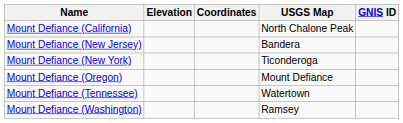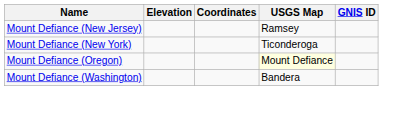- row: (69, 28)
(281, 45) Bandera -> (280, 28) Ramsey
(297, 77) no background -> (297, 61) lightyellow background
- row: (72, 93)
(280, 110) Ramsey -> (281, 77) Bandera
